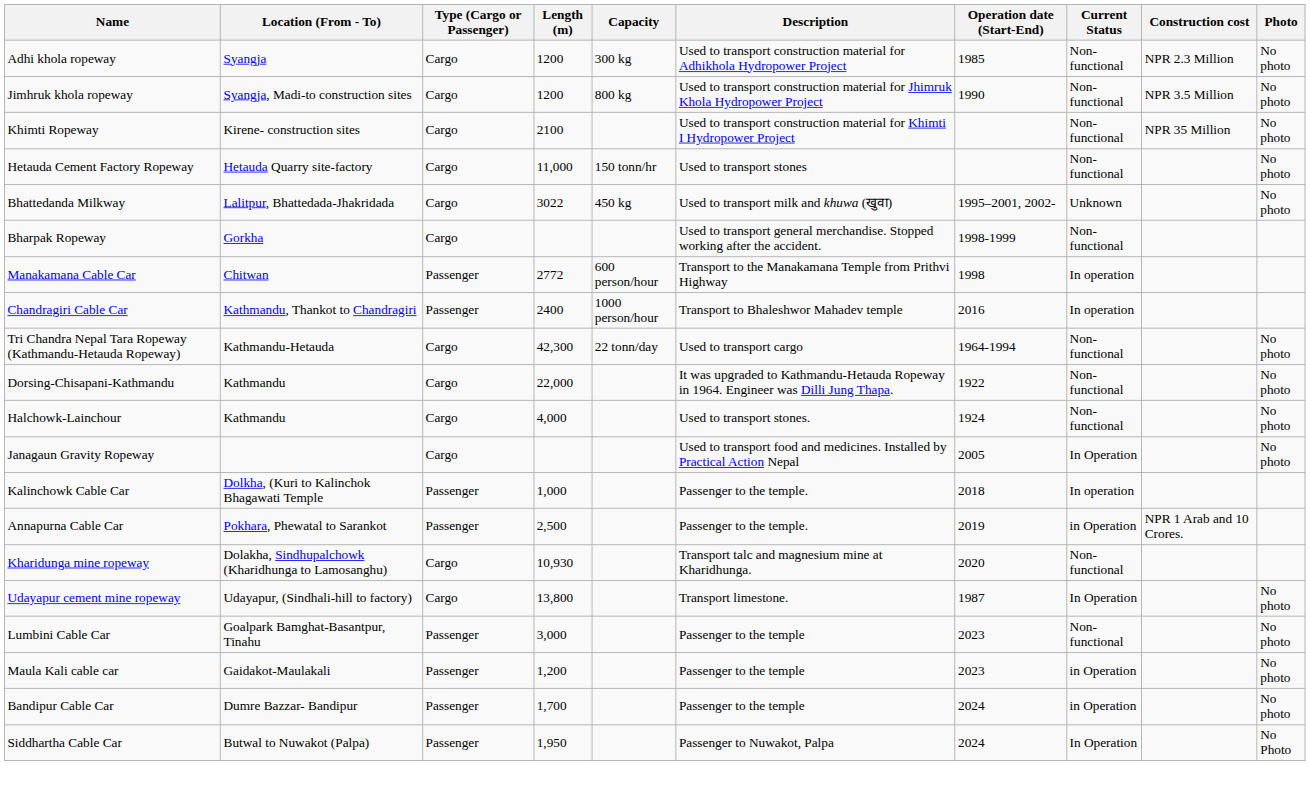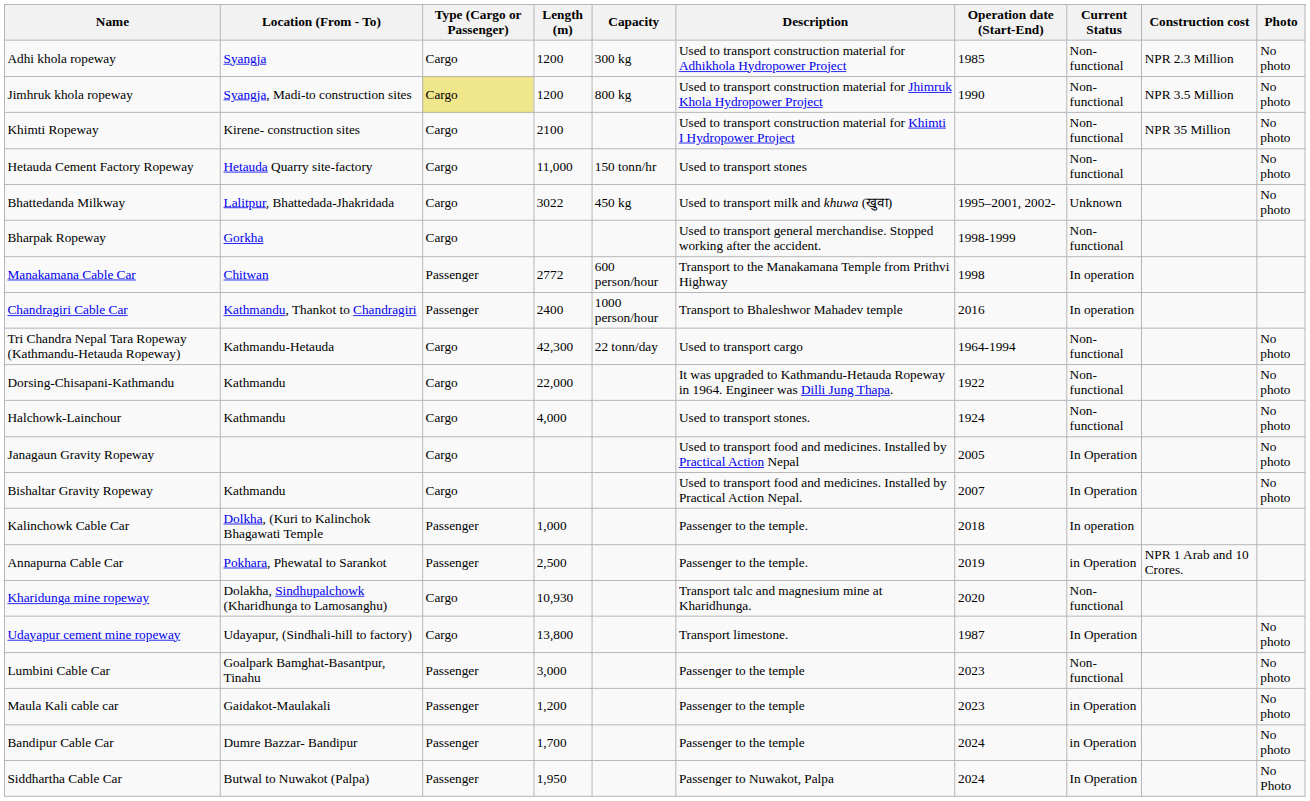(442, 94) no background -> (442, 94) khaki background
+ row: (80, 490)
